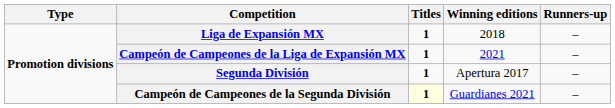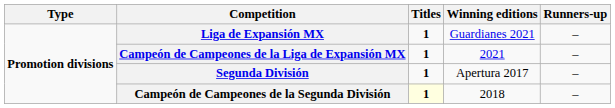(492, 34) 2018 -> (492, 34) Guardianes 2021
(492, 93) Guardianes 2021 -> (492, 93) 2018
